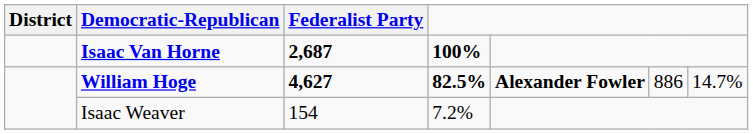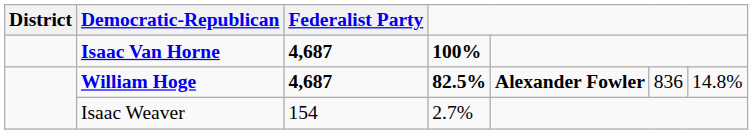(310, 50) 2,687 -> (310, 50) 4,687
(310, 81) 4,627 -> (310, 81) 4,687
(668, 81) 886 -> (668, 81) 836
(717, 81) 14.7% -> (717, 81) 14.8%
(453, 112) 7.2% -> (453, 112) 2.7%
